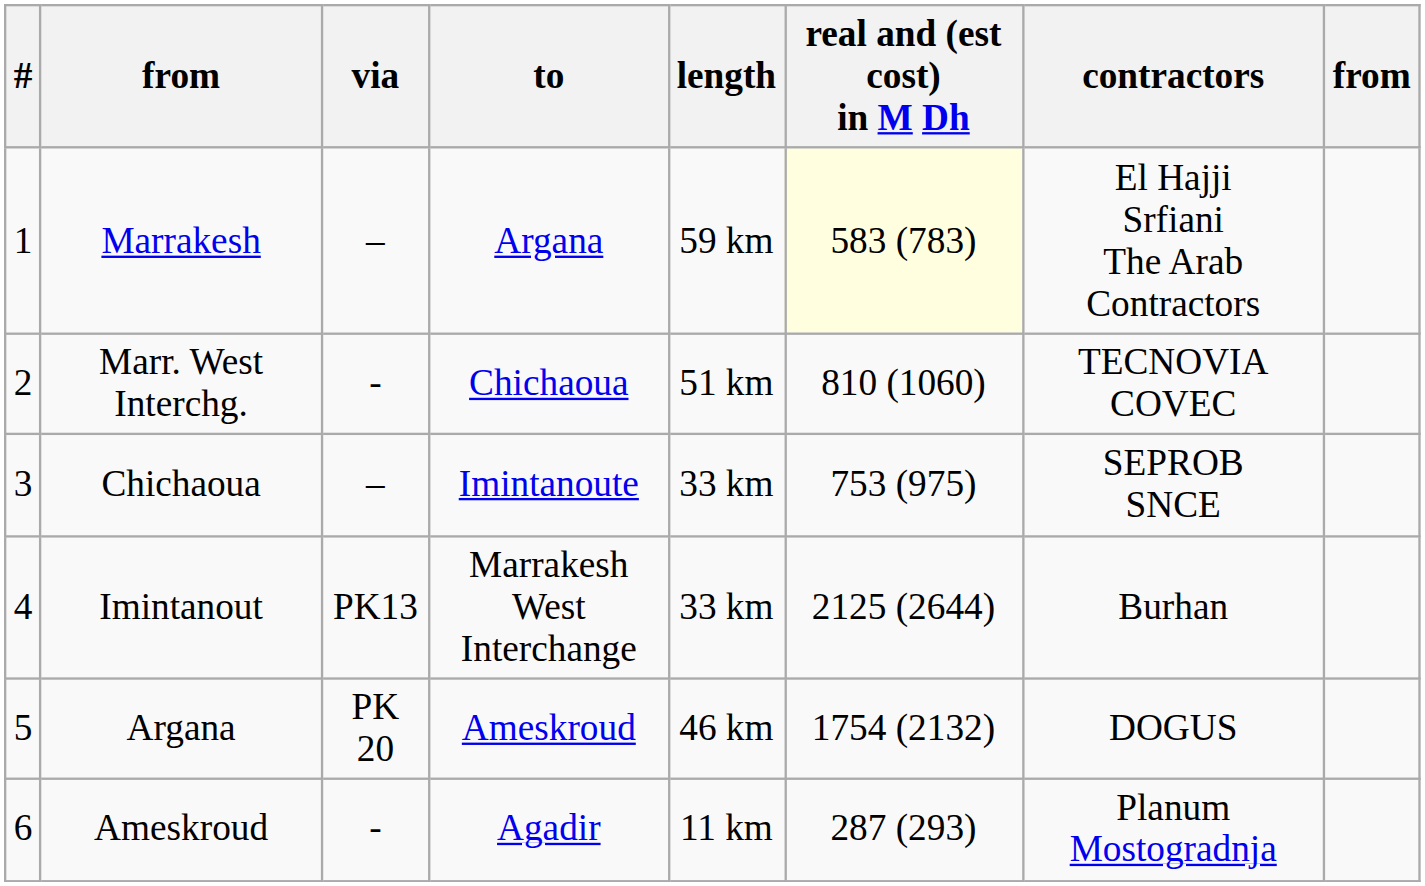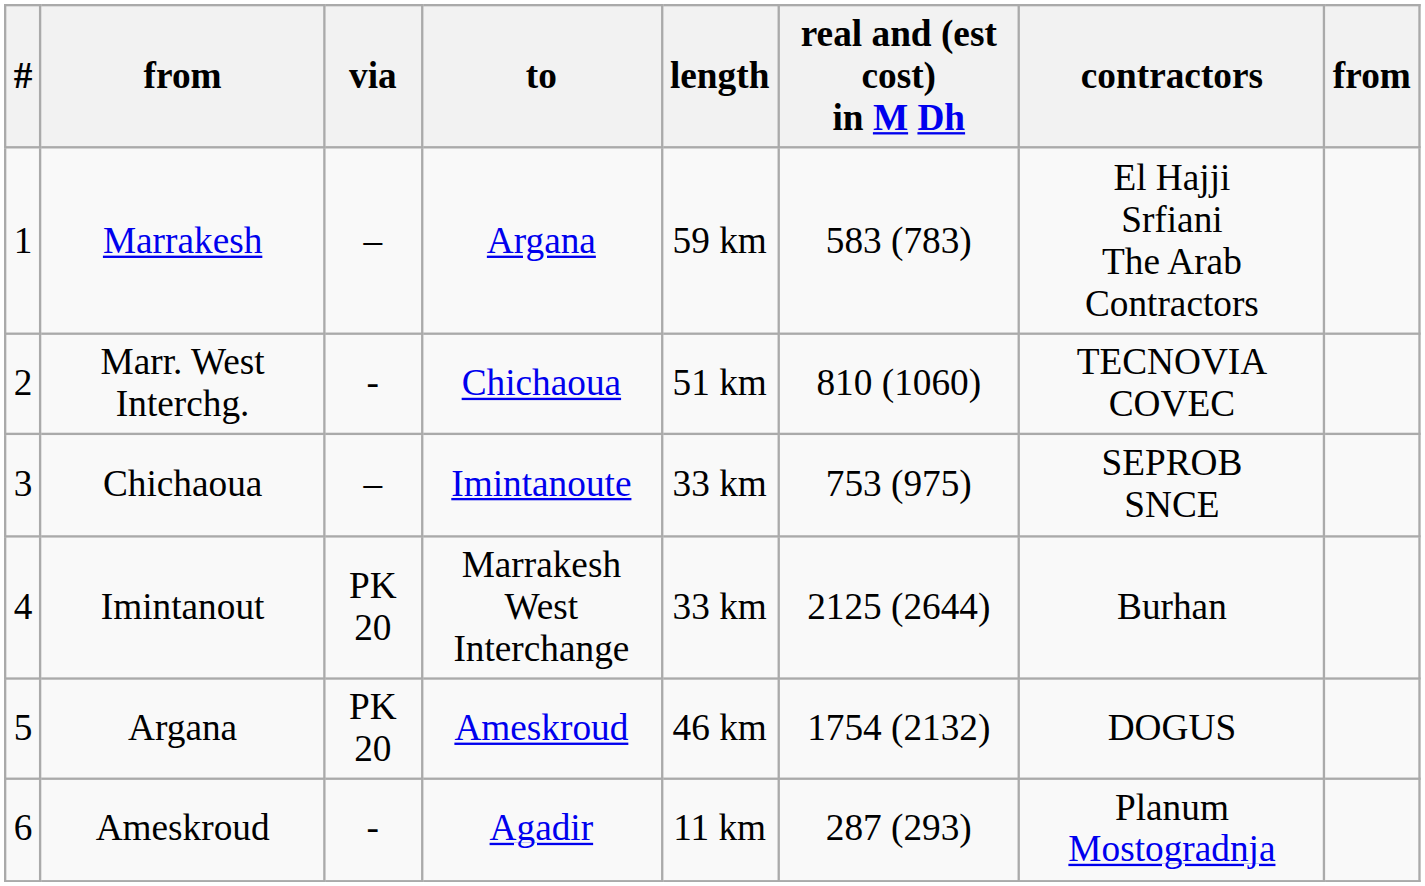(903, 239) lightyellow background -> (899, 239) no background
(375, 606) PK13 -> (373, 606) PK 20
